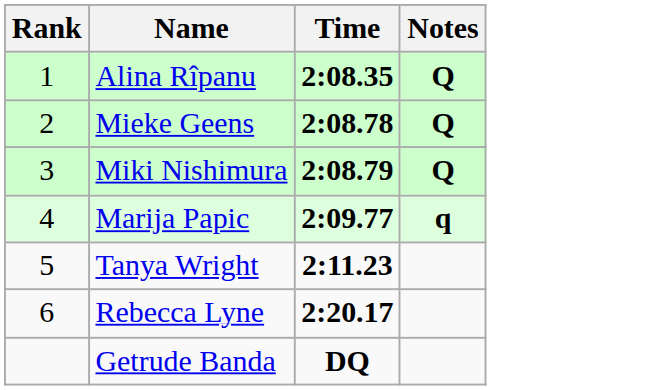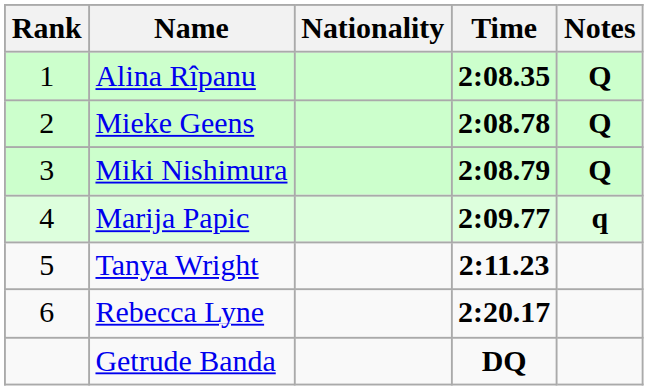+ column: (373, 28)
